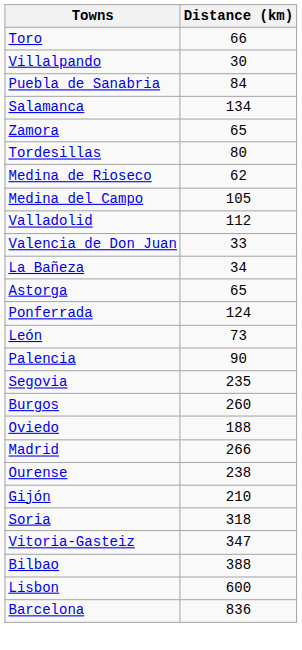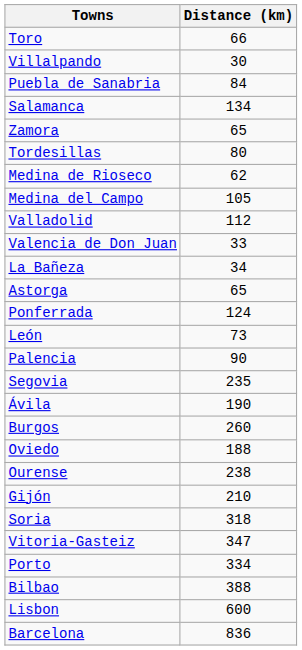+ row: (30, 405)
- row: (34, 451)
+ row: (30, 565)
